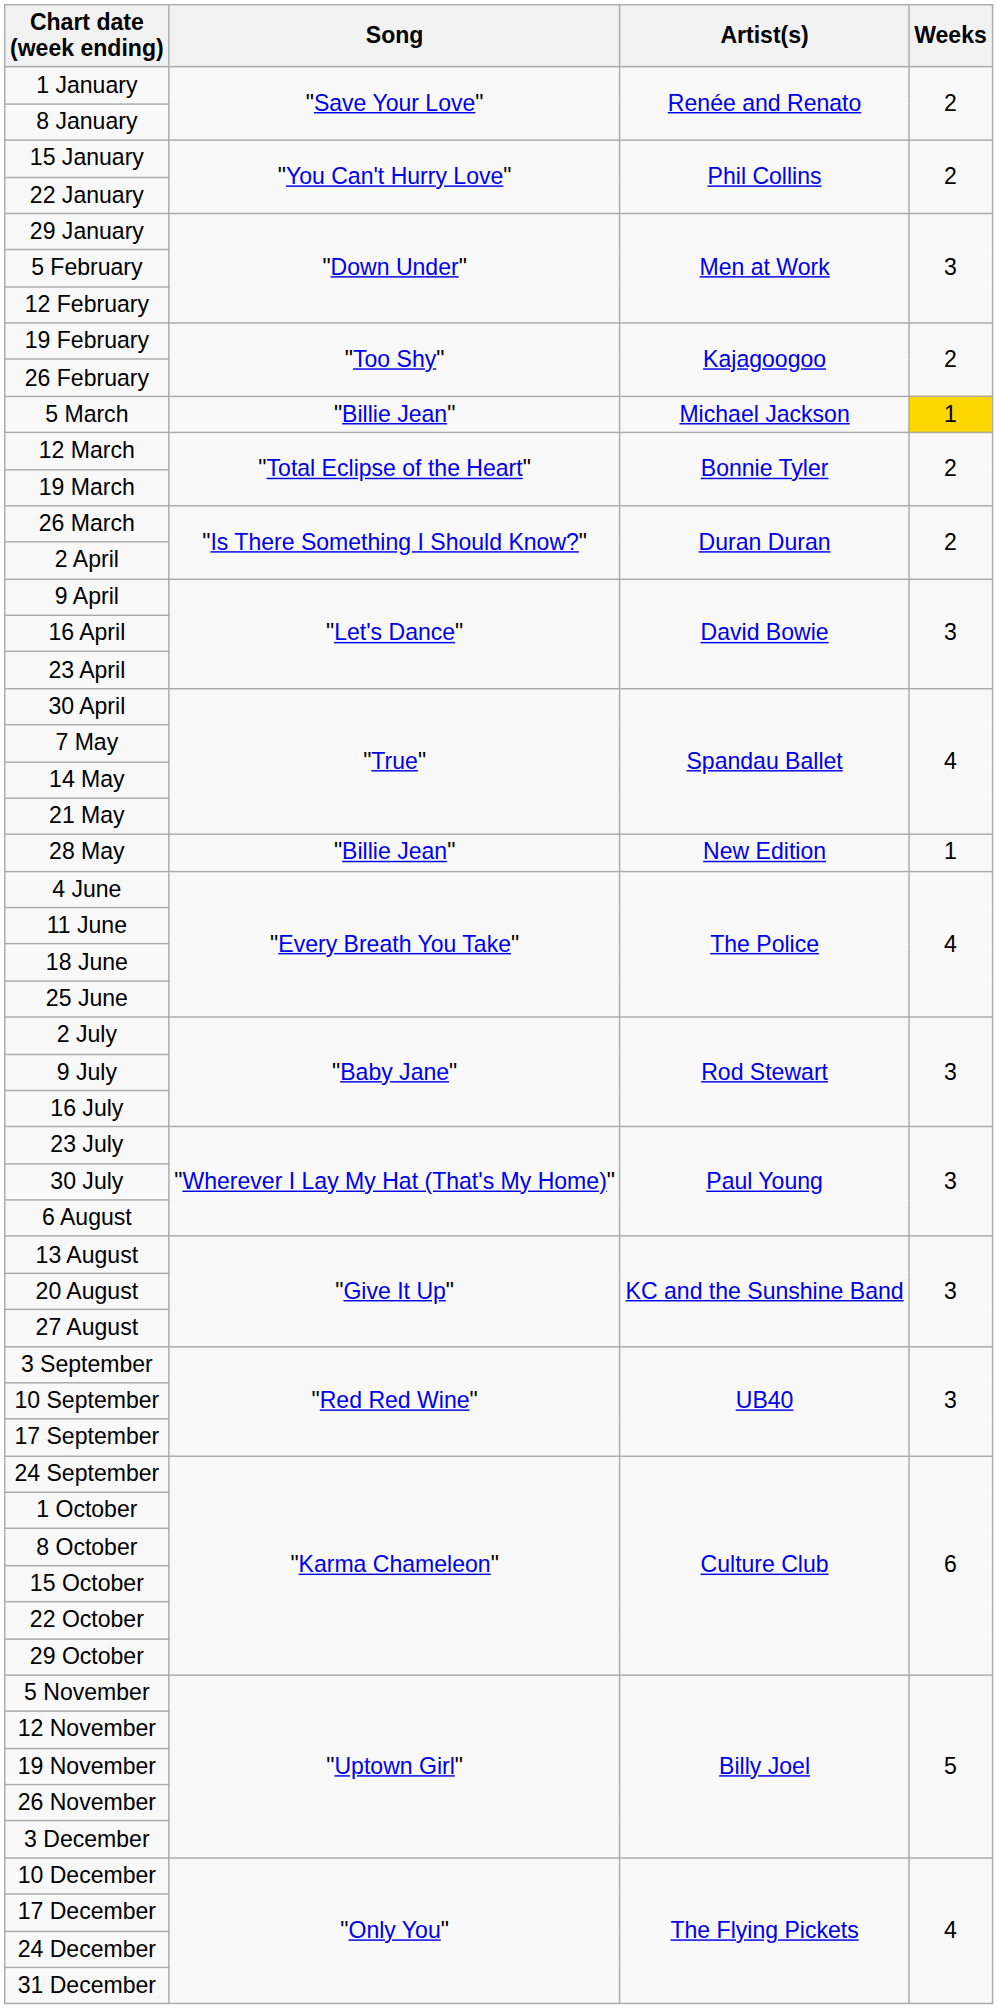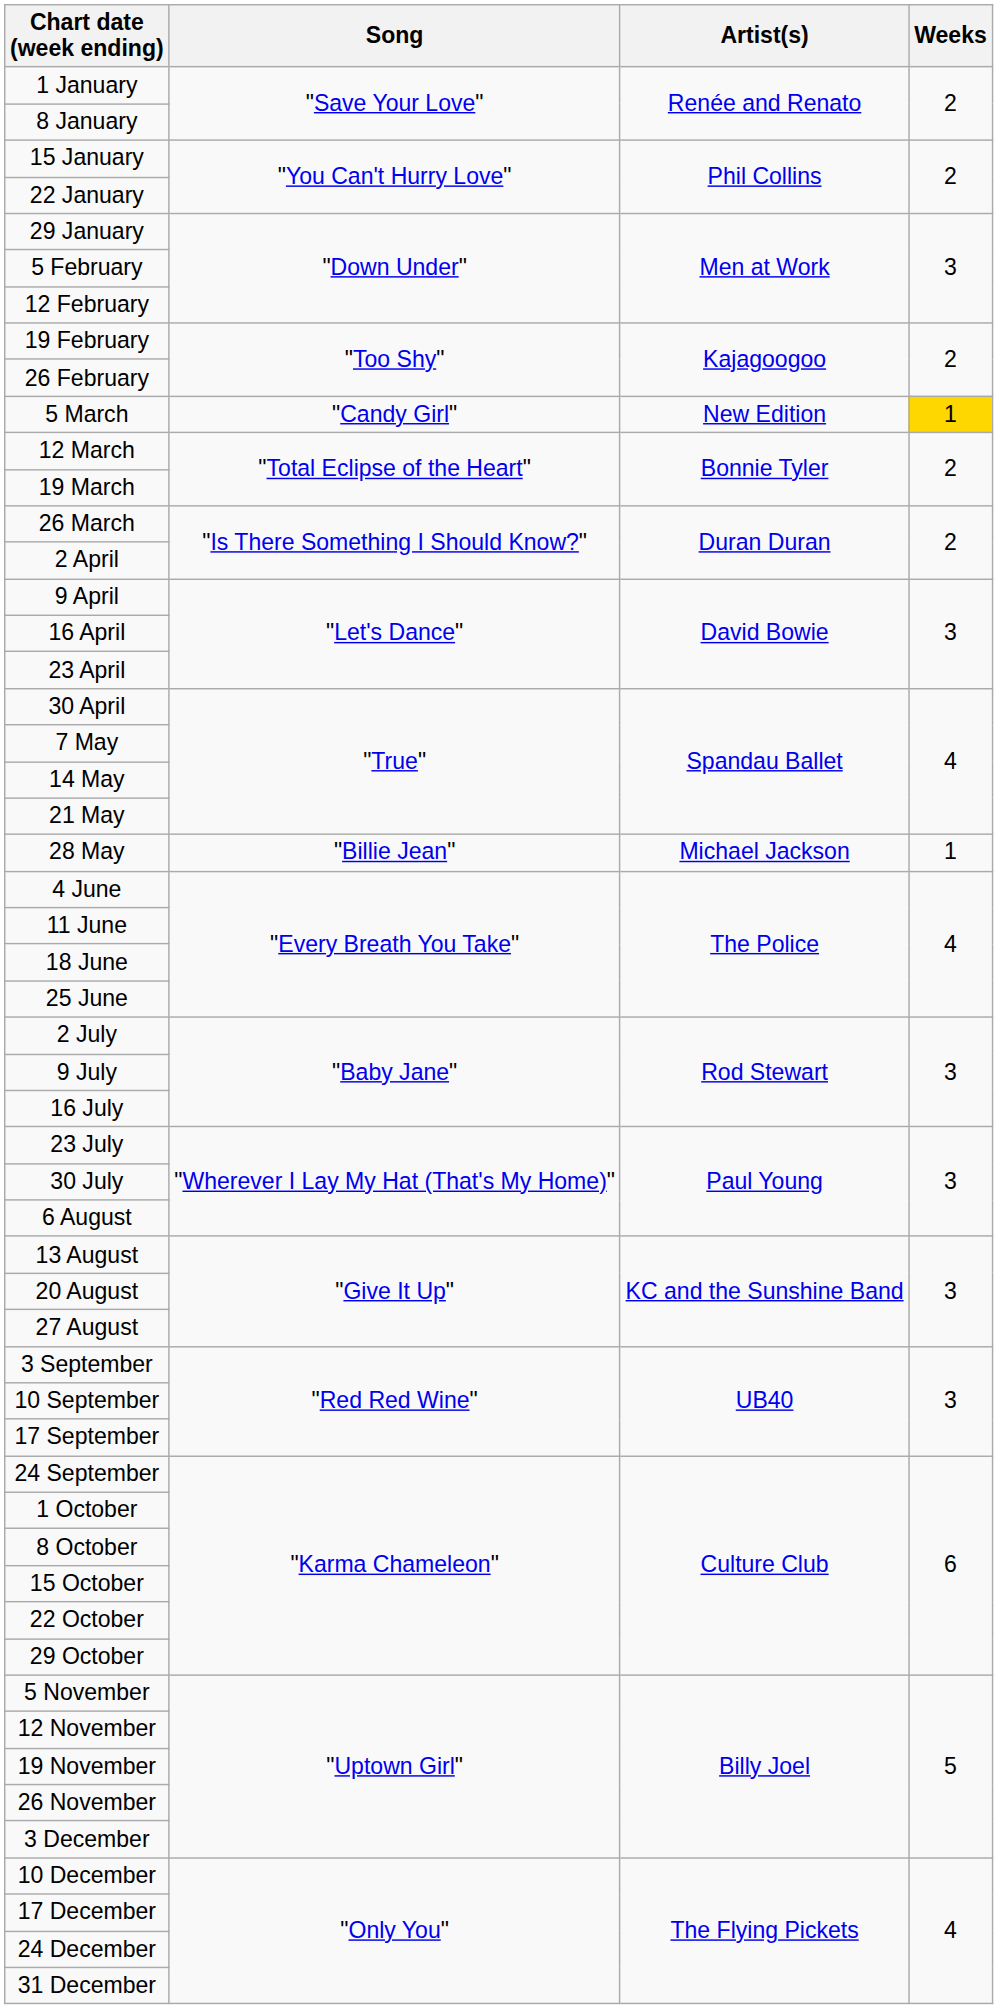(395, 414) "Billie Jean" -> (395, 414) "Candy Girl"
(765, 414) Michael Jackson -> (765, 414) New Edition
(765, 852) New Edition -> (765, 852) Michael Jackson
